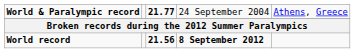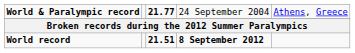(161, 40) 21.56 -> (161, 40) 21.51
